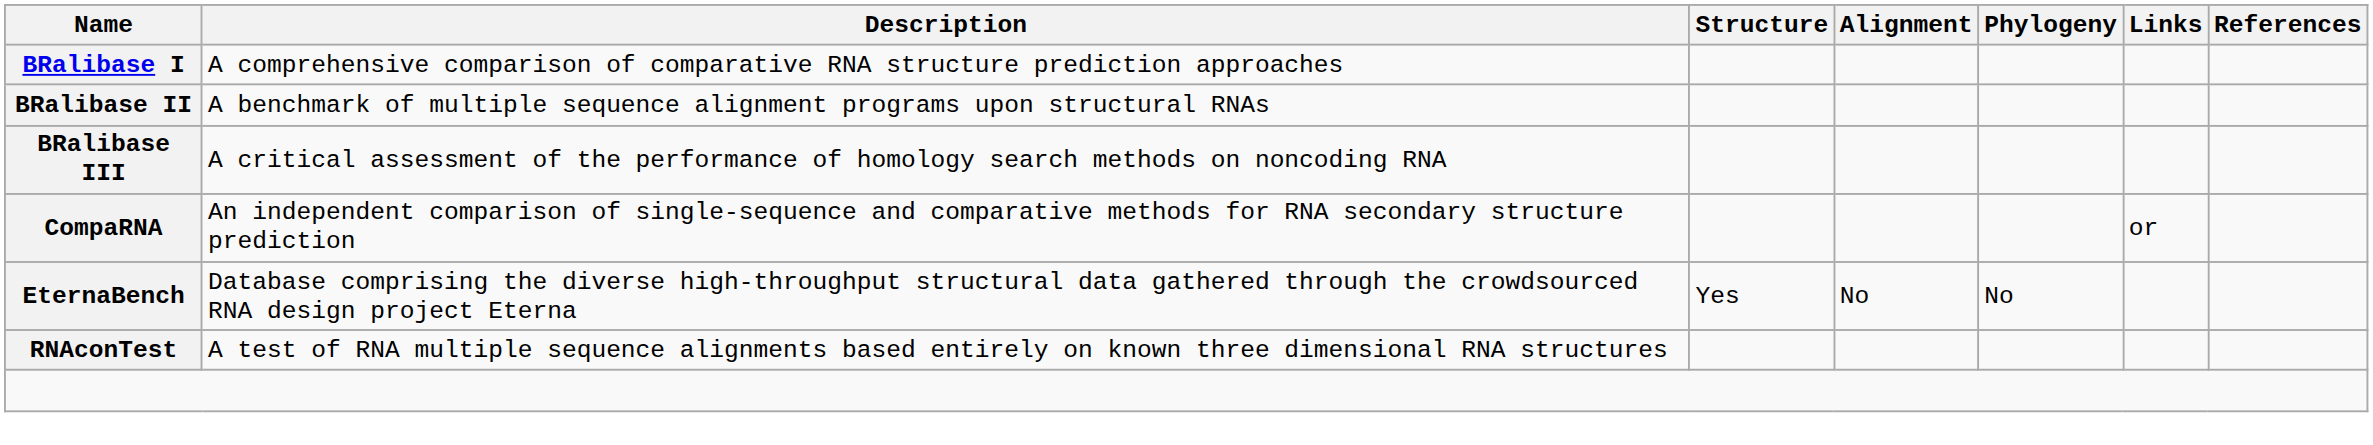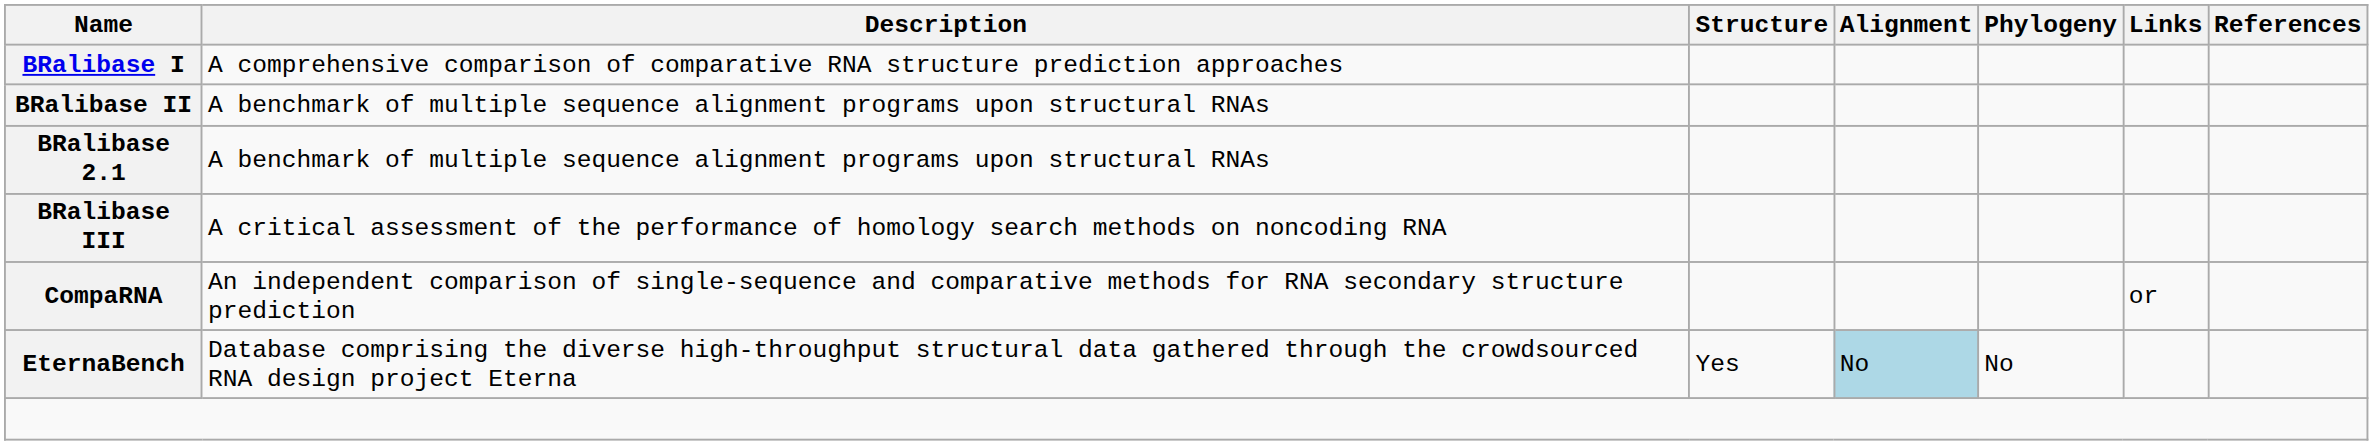+ row: (104, 159)
(1855, 296) no background -> (1855, 364) lightblue background
- row: (104, 350)
